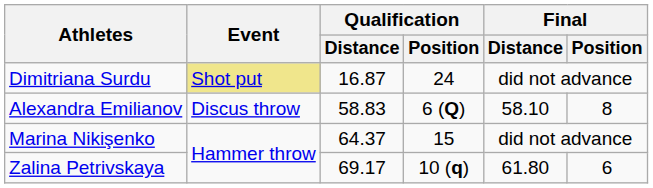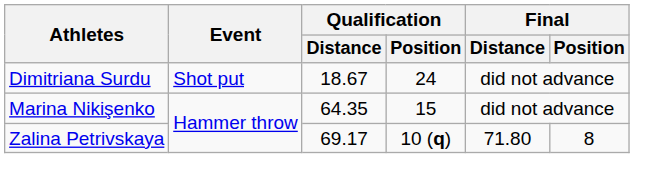(227, 78) khaki background -> (209, 78) no background
(362, 78) 16.87 -> (344, 78) 18.67
- row: (96, 108)
(362, 138) 64.37 -> (344, 108) 64.35
(525, 169) 61.80 -> (507, 138) 71.80
(607, 169) 6 -> (589, 138) 8
